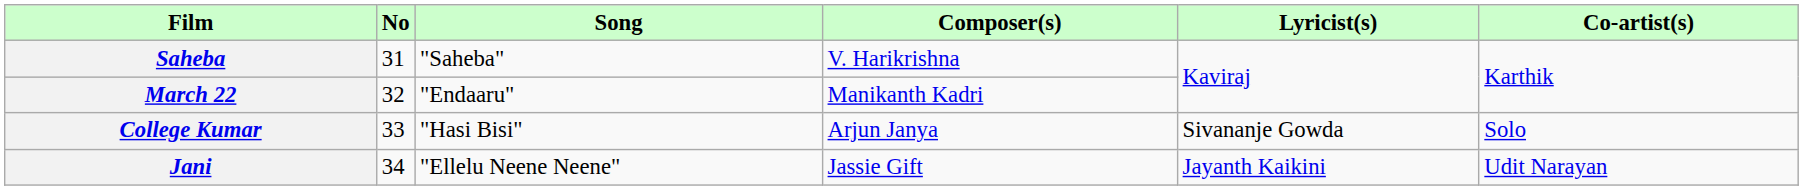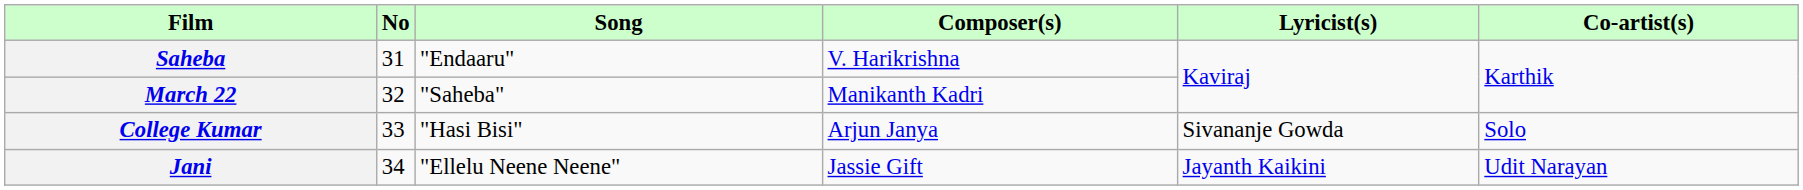(462, 58) "Saheba" -> (467, 58) "Endaaru"
(467, 94) "Endaaru" -> (462, 94) "Saheba"
